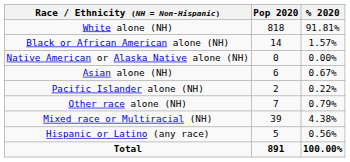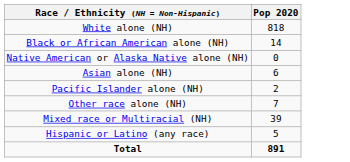- column: (323, 12)
